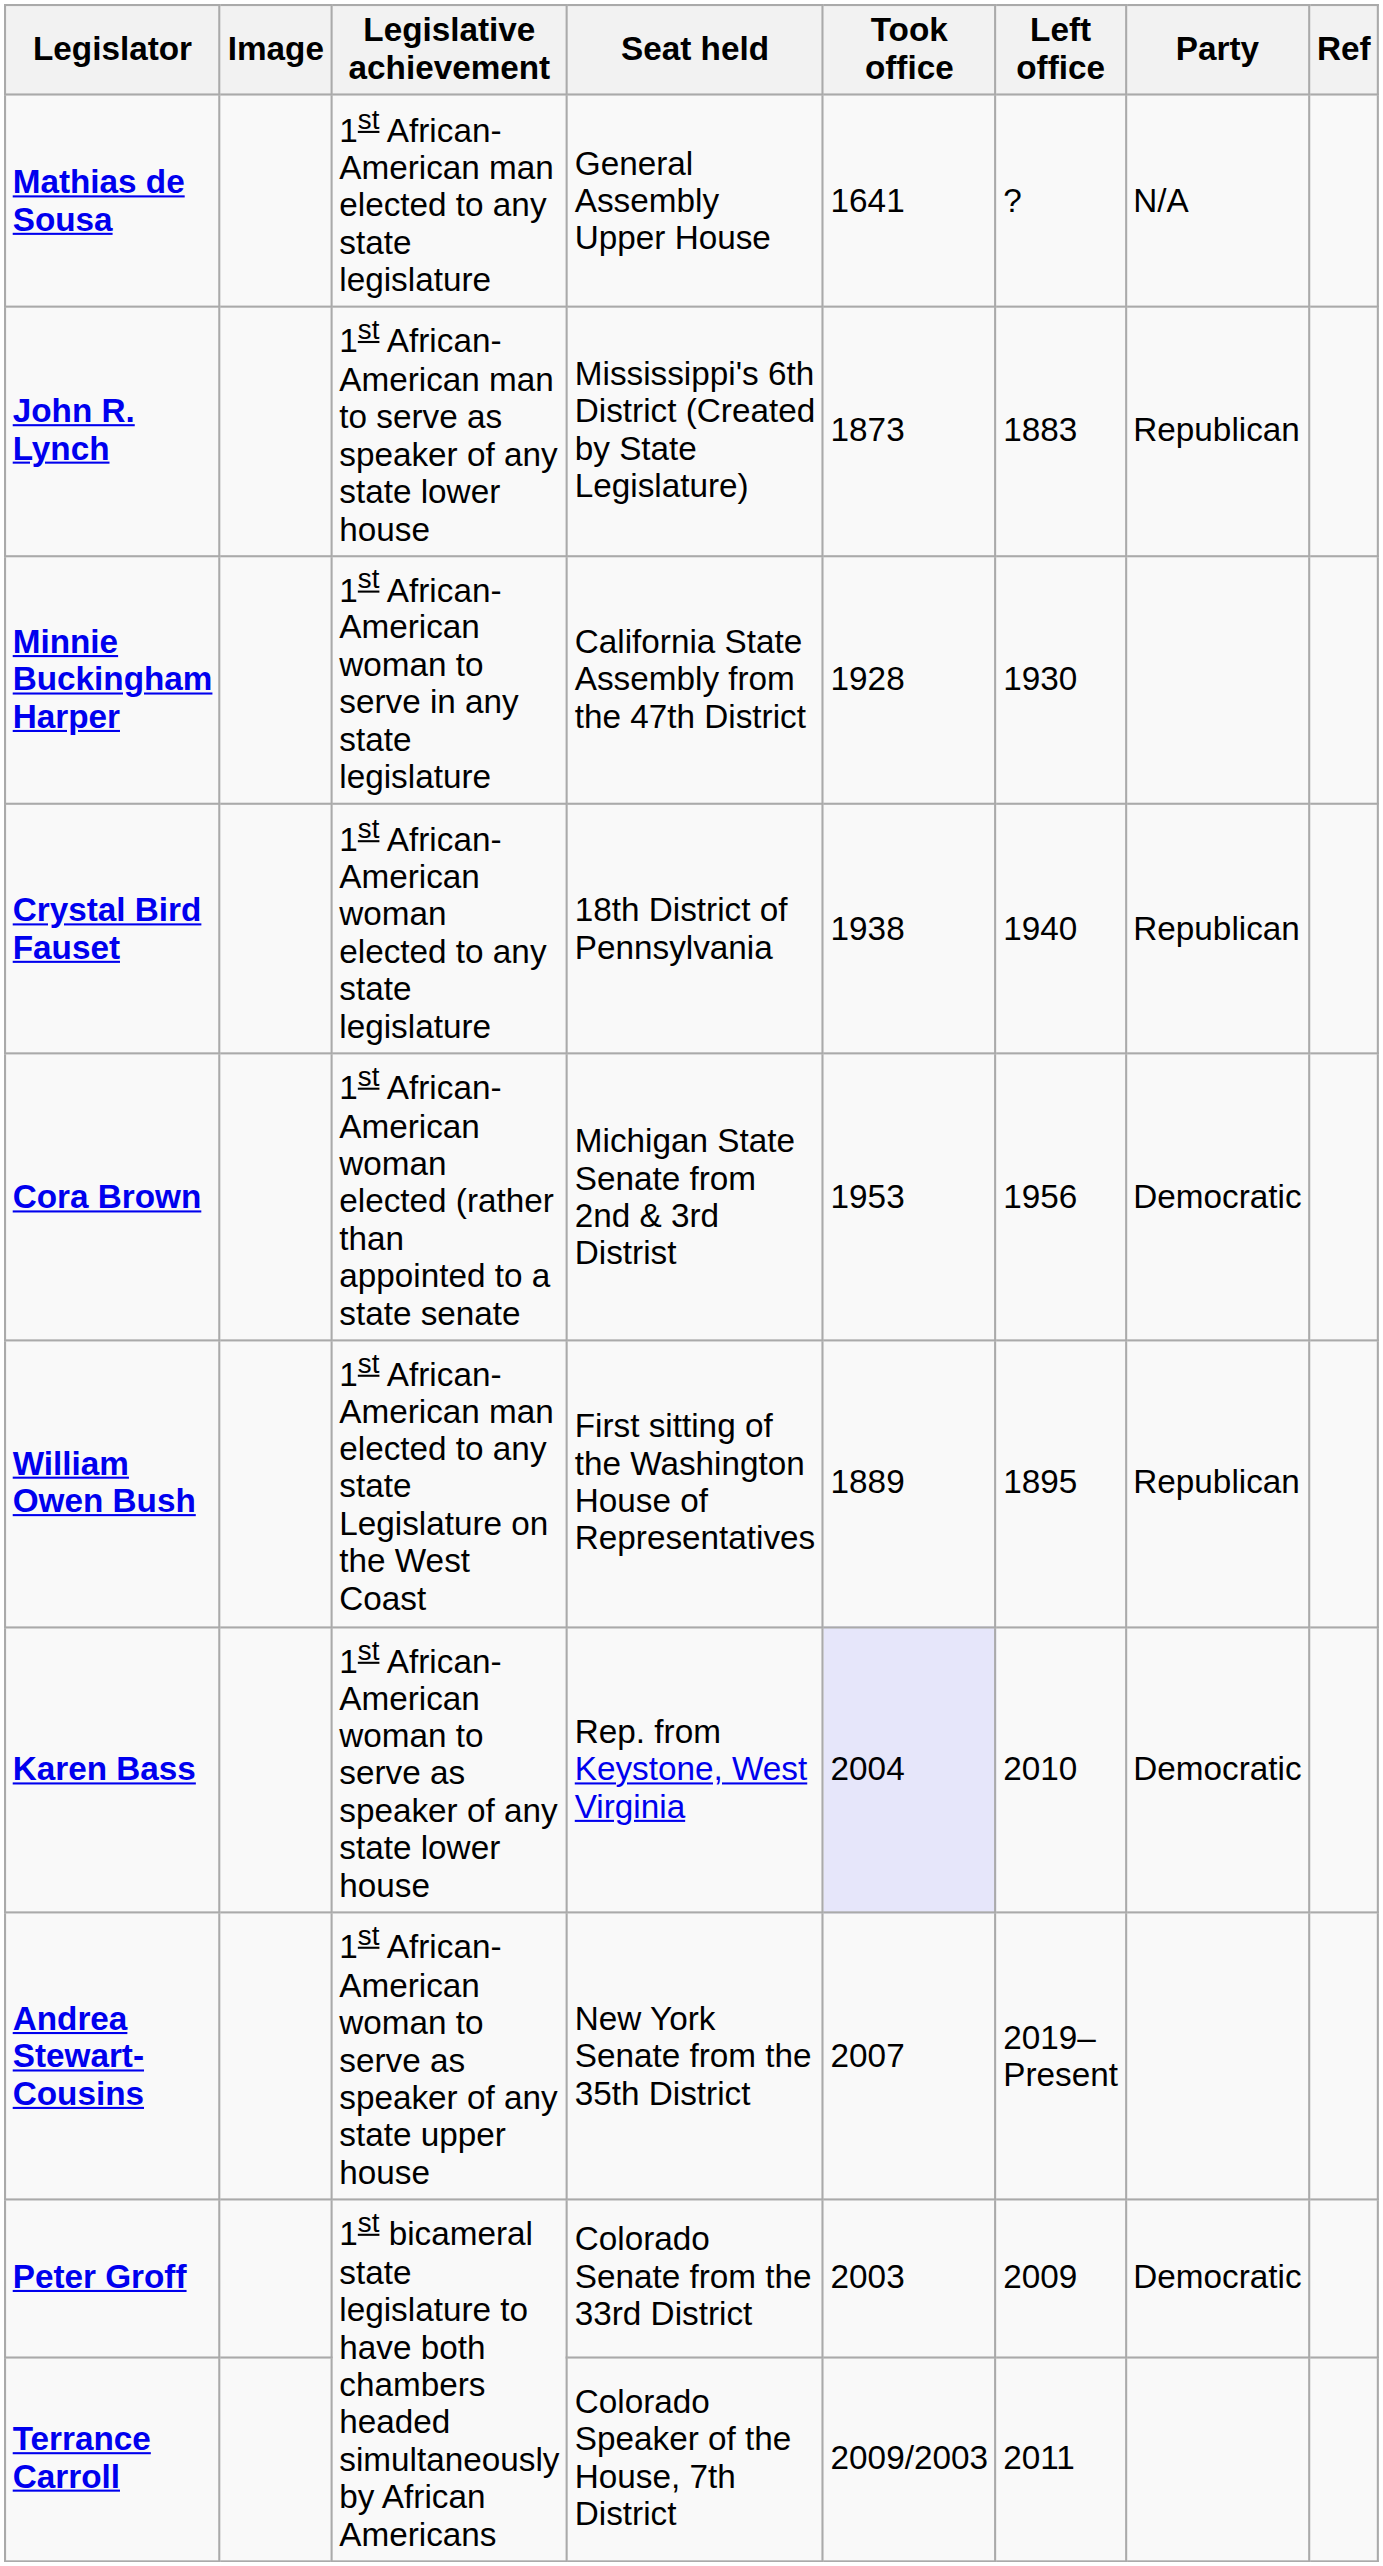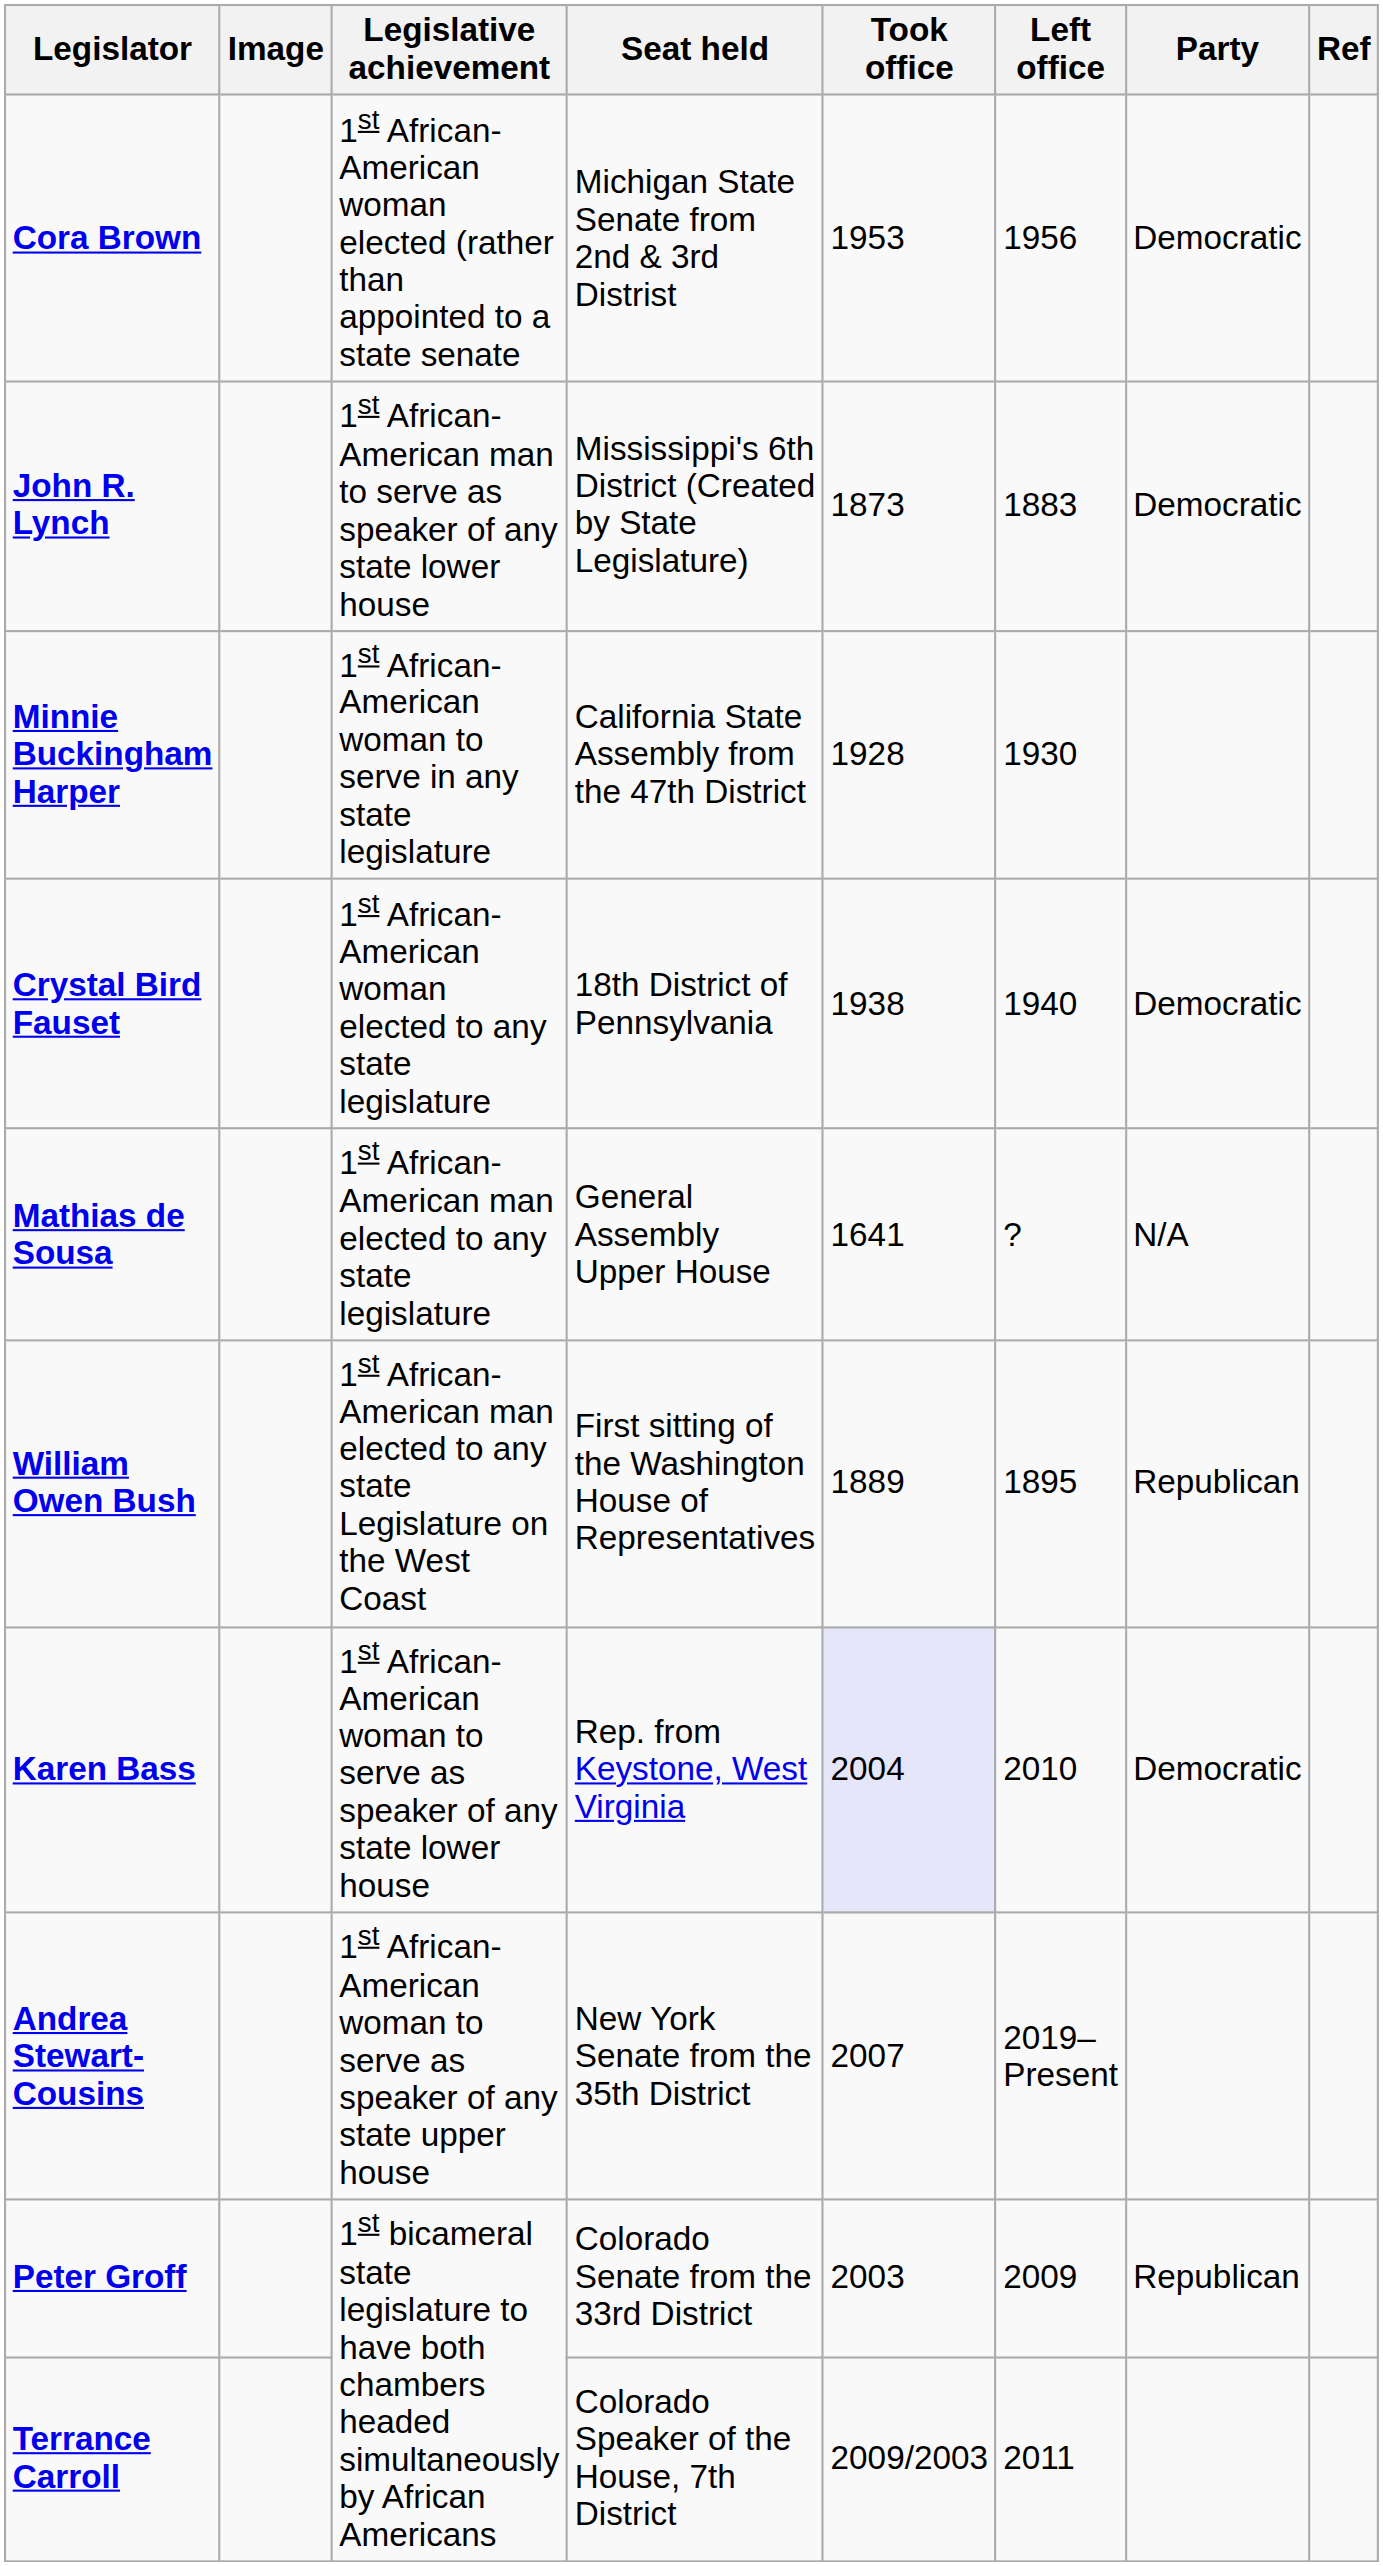rows swapped: (99, 200) <-> (107, 1196)
(1217, 430) Republican -> (1217, 505) Democratic
(1217, 928) Republican -> (1217, 1003) Democratic
(1217, 2277) Democratic -> (1217, 2277) Republican
